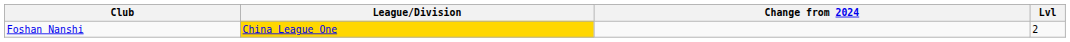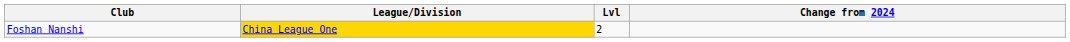columns swapped: (1048, 12) <-> (812, 12)
